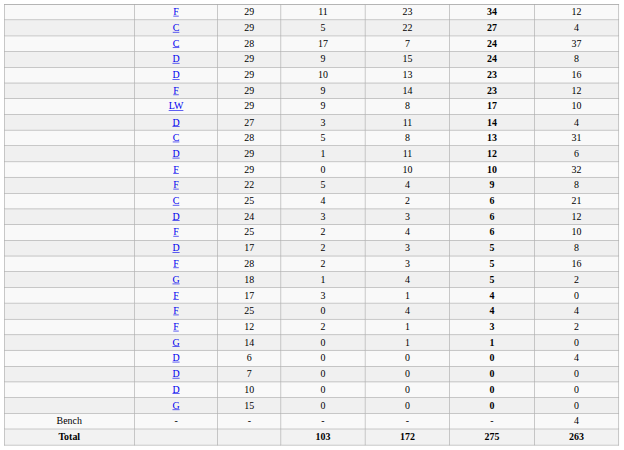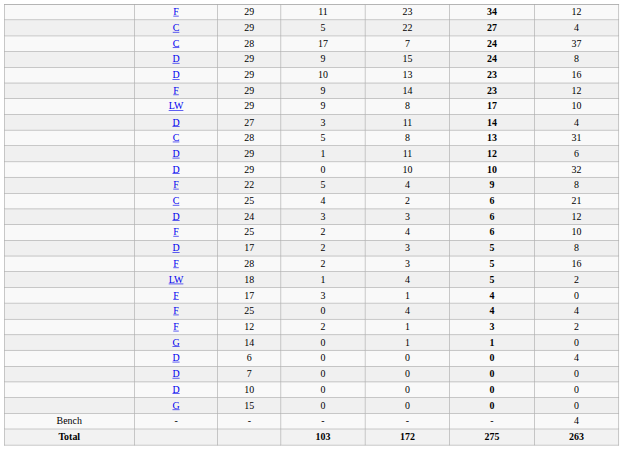(176, 169) F -> (176, 169) D
(176, 279) G -> (176, 279) LW
